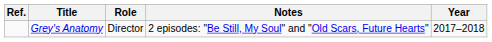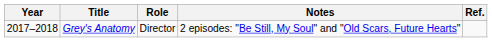columns swapped: (459, 12) <-> (16, 12)
